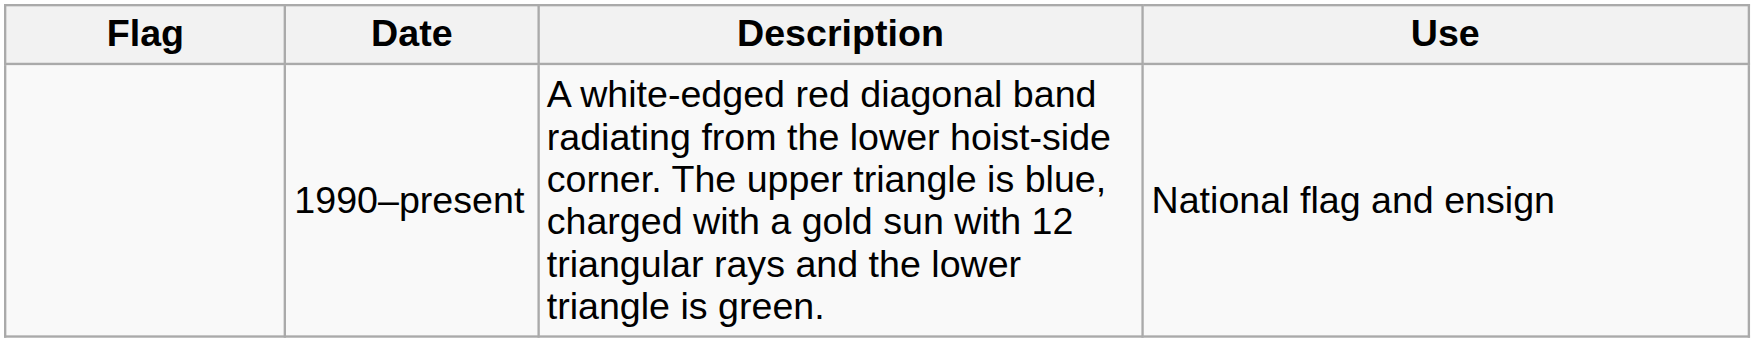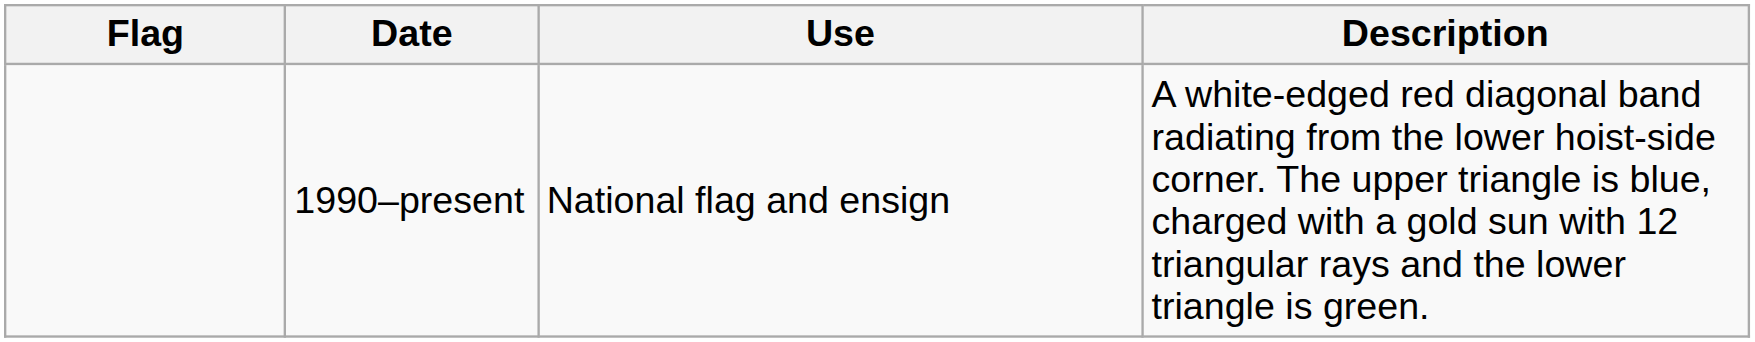columns swapped: (1445, 34) <-> (840, 34)
